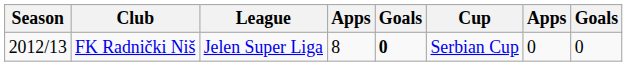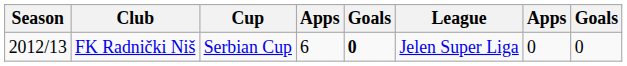columns swapped: (263, 18) <-> (475, 18)
(336, 46) 8 -> (305, 46) 6
